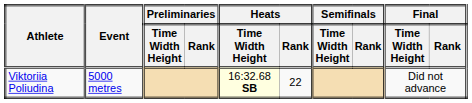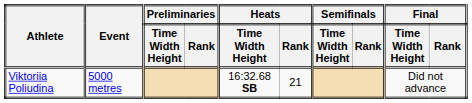(250, 83) lightyellow background -> (250, 83) no background
(295, 83) 22 -> (295, 83) 21
